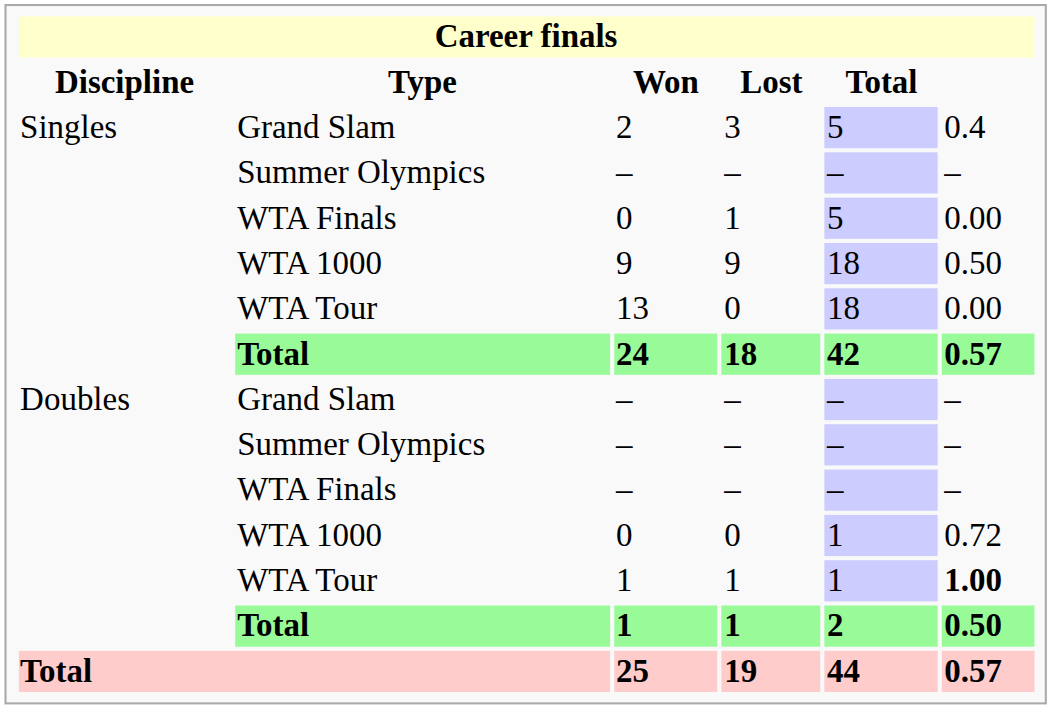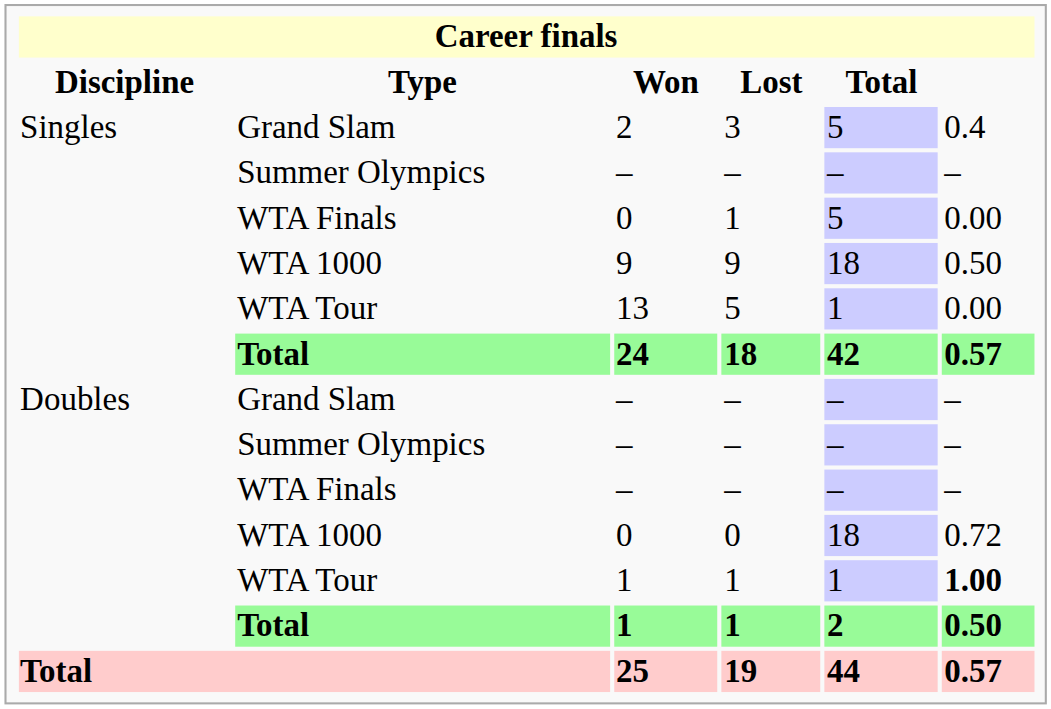(732, 308) 0 -> (732, 308) 5
(843, 308) 18 -> (835, 308) 1
(835, 535) 1 -> (843, 535) 18
